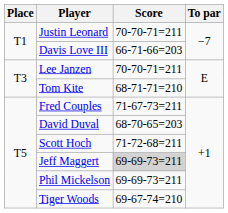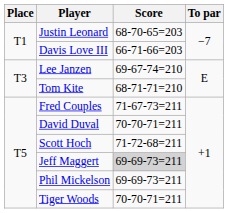(149, 32) 70-70-71=211 -> (149, 32) 68-70-65=203
(149, 69) 70-70-71=211 -> (149, 69) 69-67-74=210
(149, 124) 68-70-65=203 -> (149, 124) 70-70-71=211
(149, 198) 69-67-74=210 -> (149, 198) 70-70-71=211
